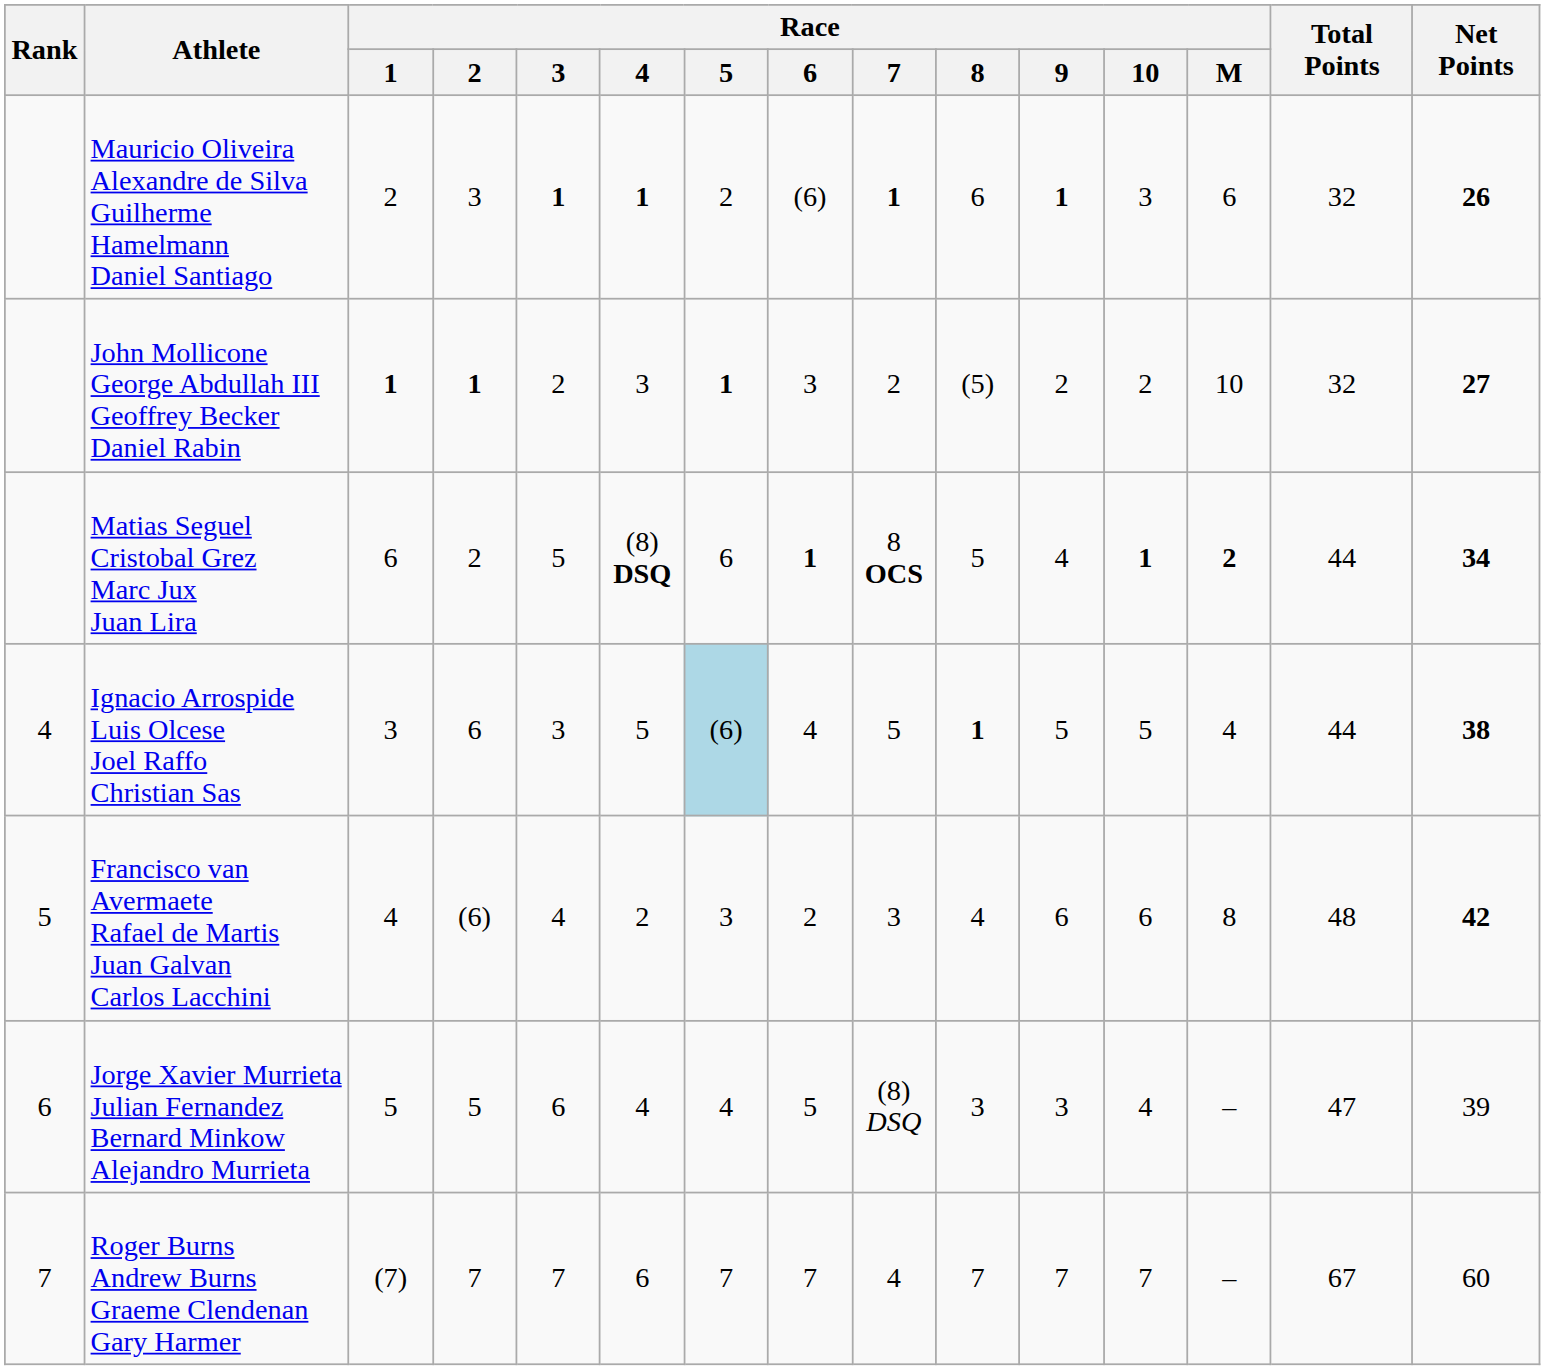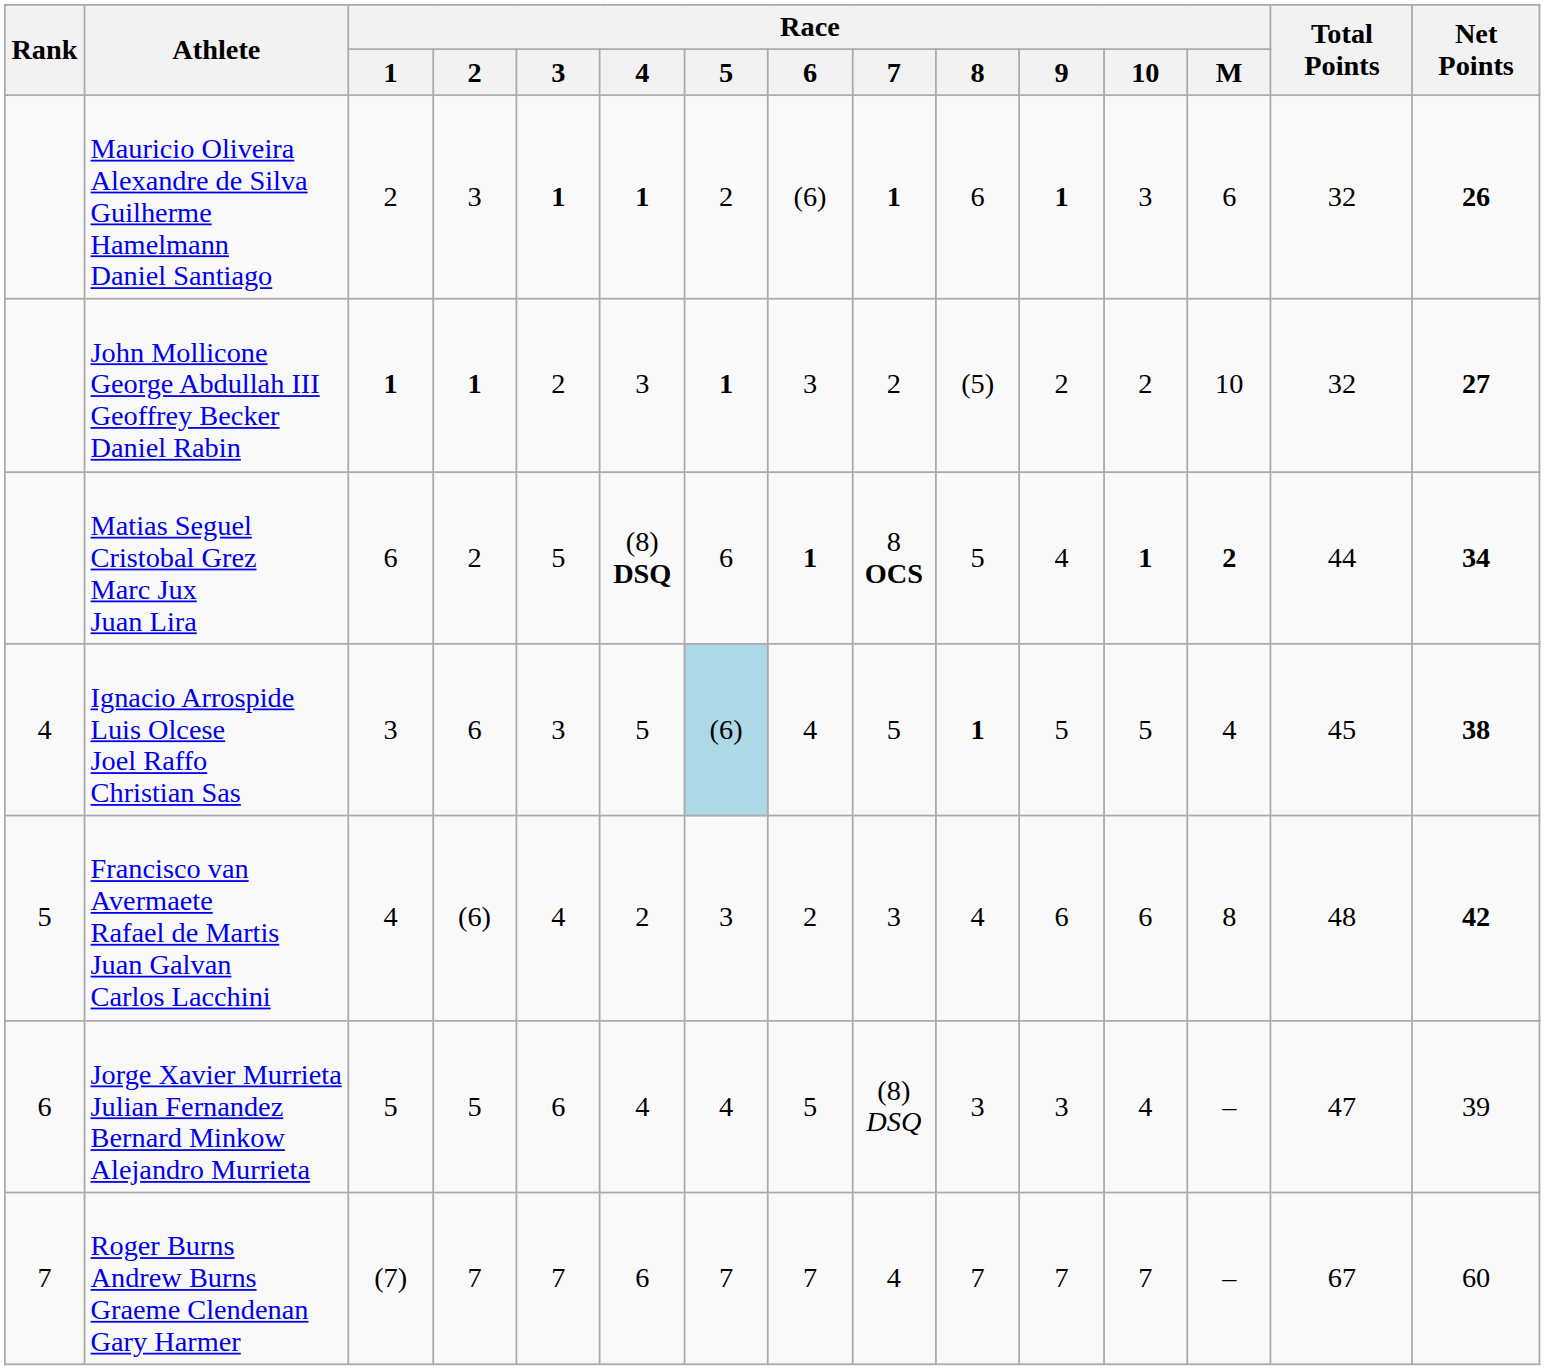(1342, 729) 44 -> (1342, 729) 45
